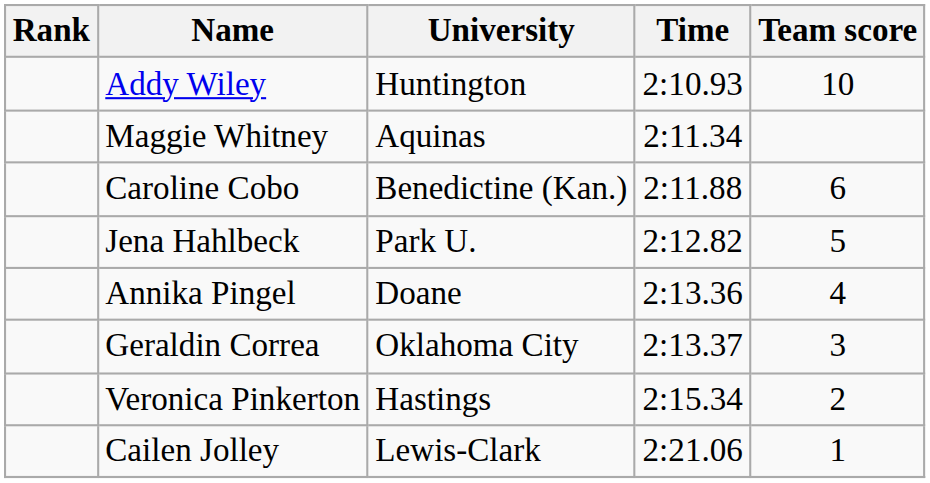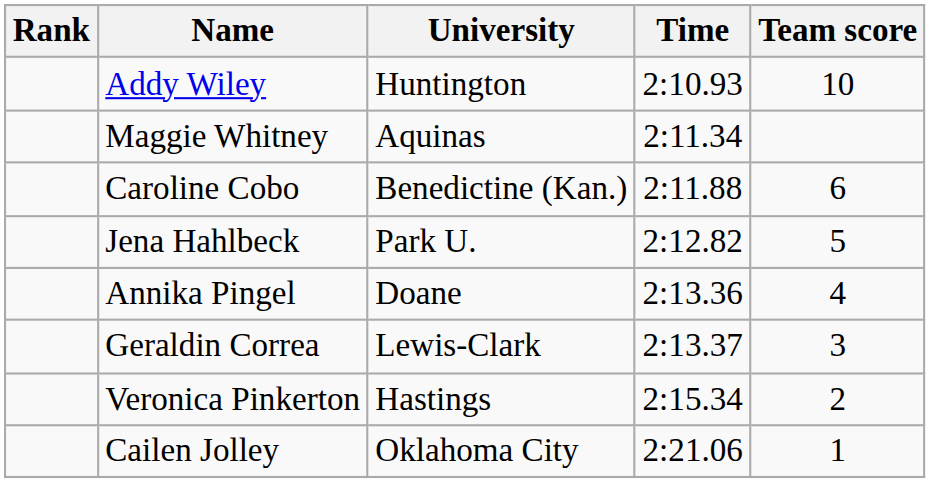(477, 345) Oklahoma City -> (458, 345) Lewis-Clark
(458, 450) Lewis-Clark -> (477, 450) Oklahoma City
